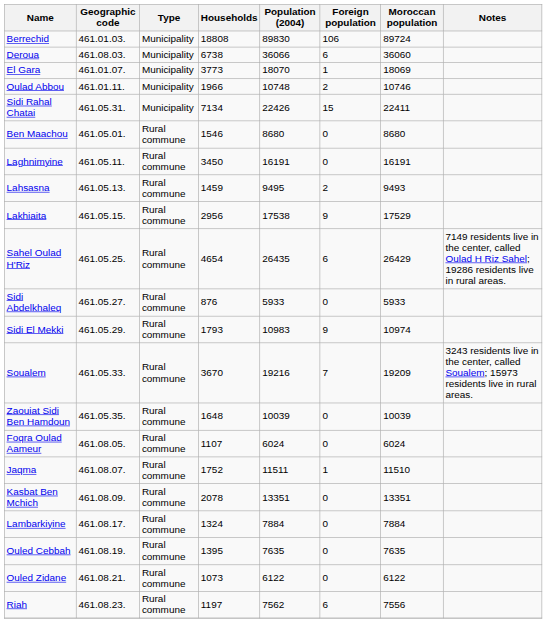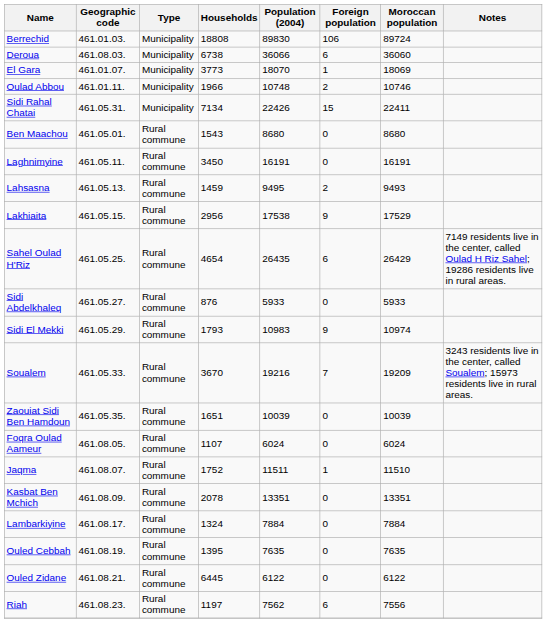(212, 134) 1546 -> (212, 134) 1543
(212, 416) 1648 -> (212, 416) 1651
(212, 578) 1073 -> (212, 578) 6445
